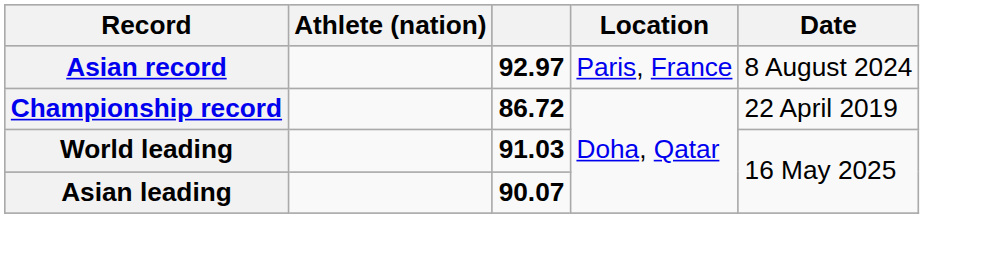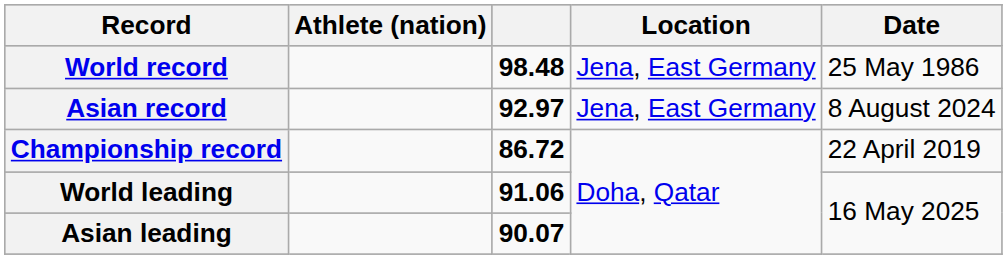+ row: (146, 66)
(654, 66) Paris, France -> (696, 108) Jena, East Germany
(532, 150) 91.03 -> (532, 191) 91.06
